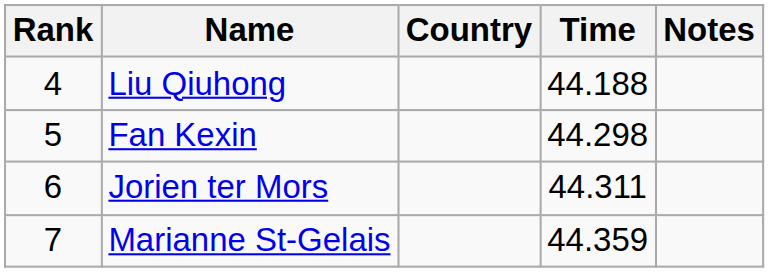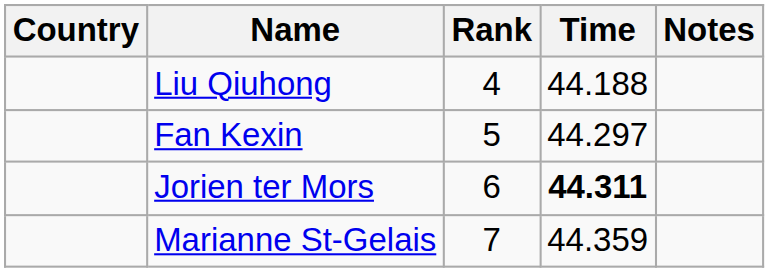columns swapped: (53, 30) <-> (469, 30)
(598, 135) 44.298 -> (598, 135) 44.297
(598, 187) normal -> (598, 187) bold
